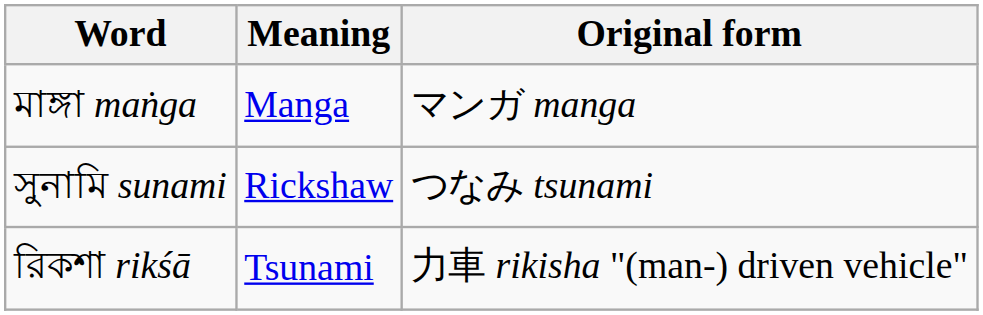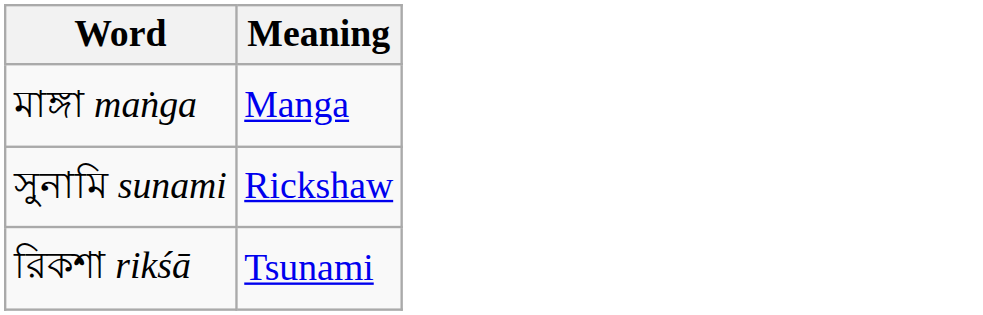- column: (689, 34)
